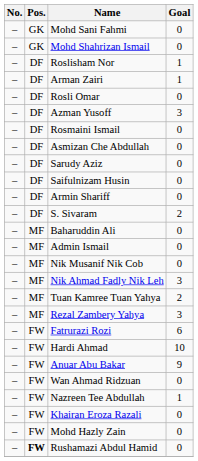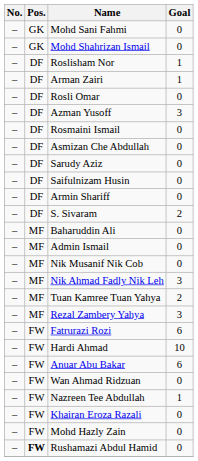(179, 364) 9 -> (179, 364) 6
